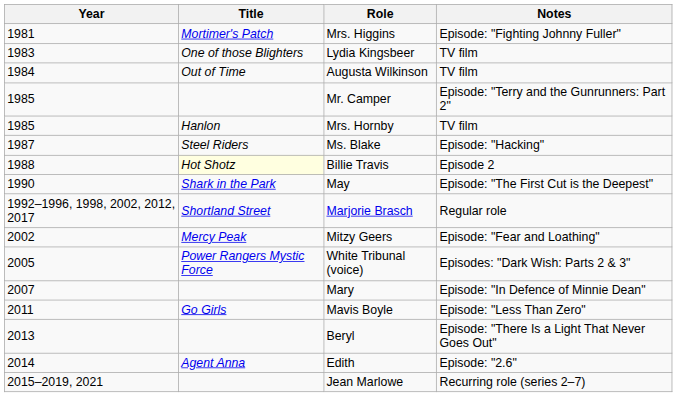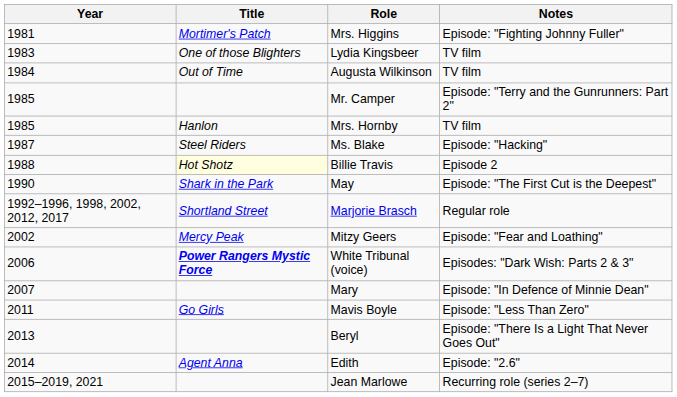(21, 263) 2005 -> (21, 263) 2006
(243, 263) normal -> (244, 263) bold
